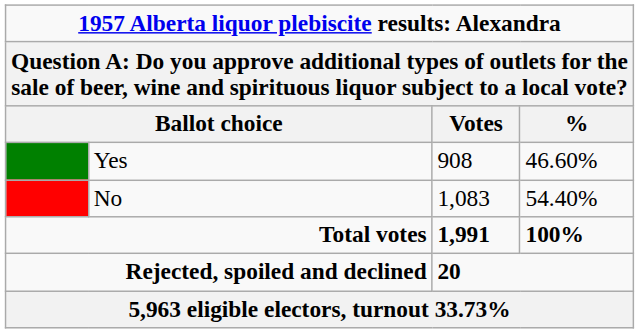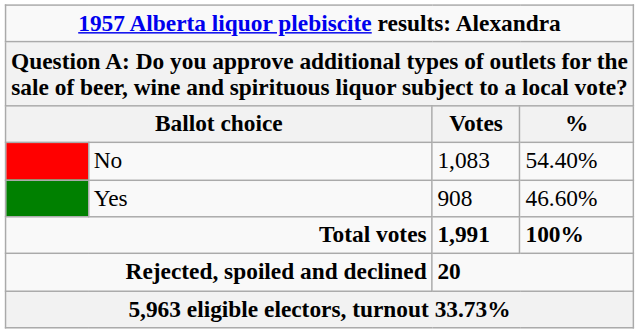rows swapped: (108, 197) <-> (111, 160)
